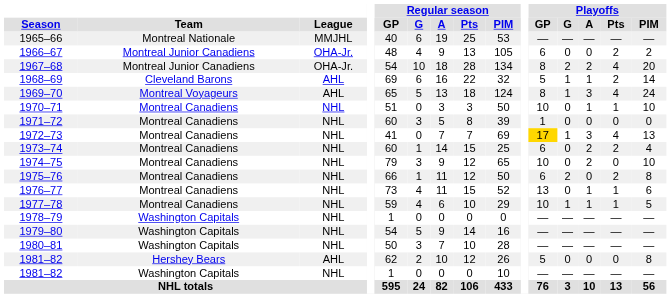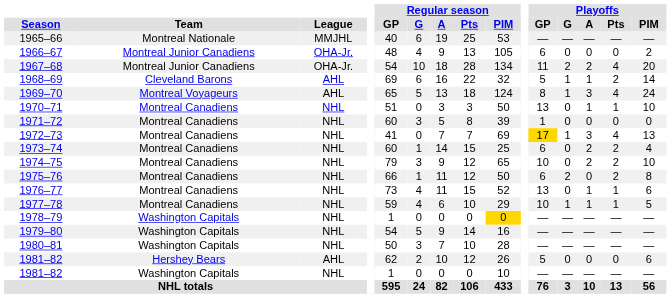(616, 52) 2 -> (616, 52) 0
(543, 66) 8 -> (543, 66) 11
(543, 107) 10 -> (543, 107) 13
(616, 162) 0 -> (616, 162) 2
(503, 218) no background -> (503, 218) gold background
(649, 259) 8 -> (649, 259) 6
